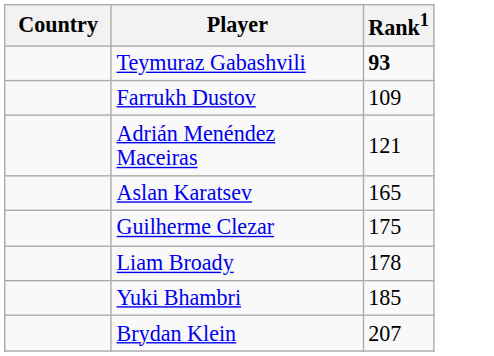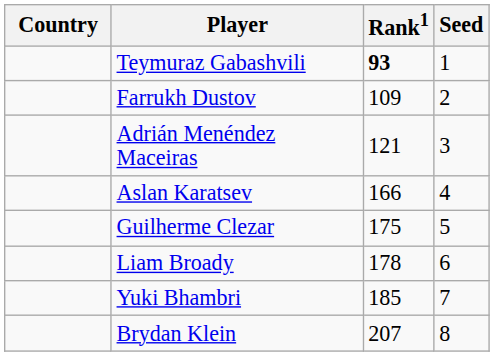+ column: (461, 24)
(385, 192) 165 -> (385, 192) 166
